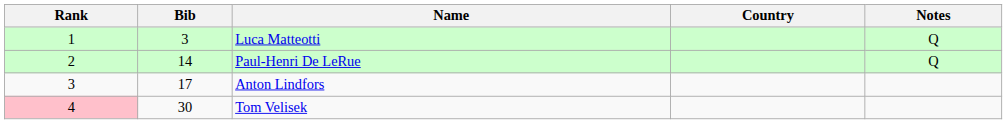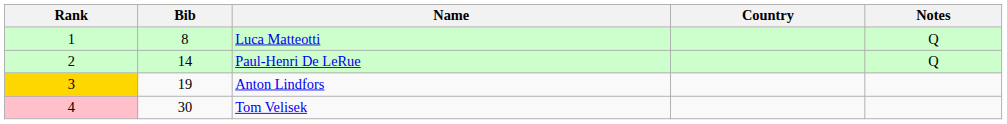(185, 38) 3 -> (185, 38) 8
(71, 84) no background -> (71, 84) gold background
(185, 84) 17 -> (185, 84) 19
